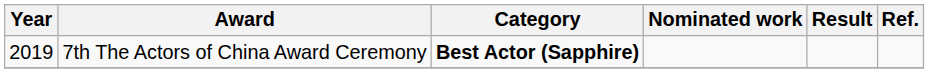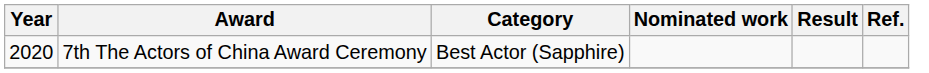(31, 51) 2019 -> (31, 51) 2020
(538, 51) bold -> (530, 51) normal
